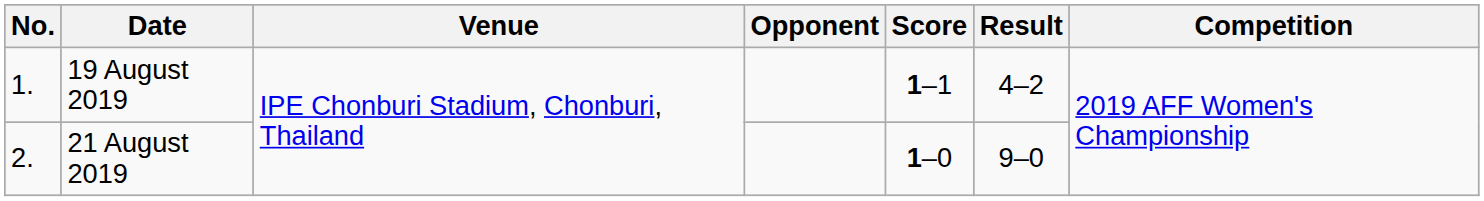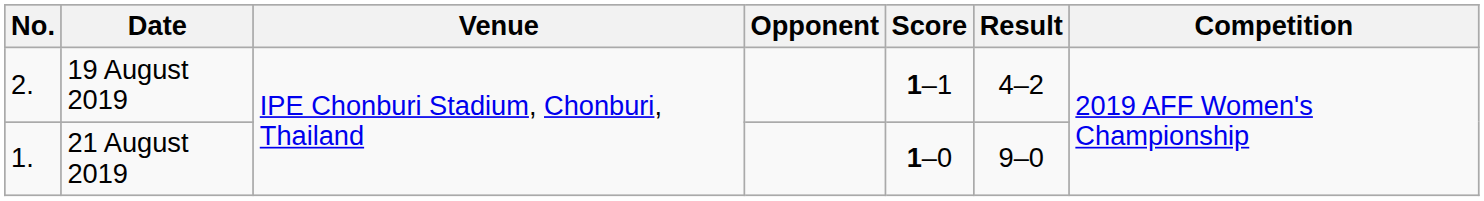(22, 84) 1. -> (22, 84) 2.
(22, 158) 2. -> (22, 158) 1.
